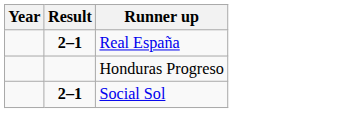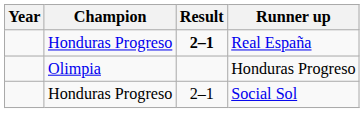+ column: (110, 17)
(70, 94) bold -> (202, 94) normal
